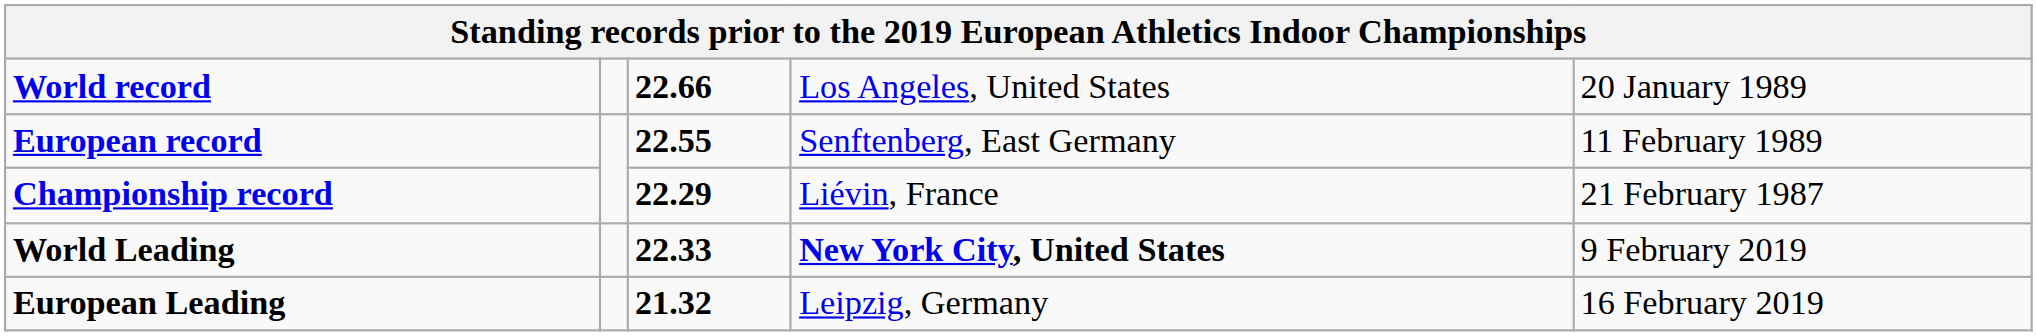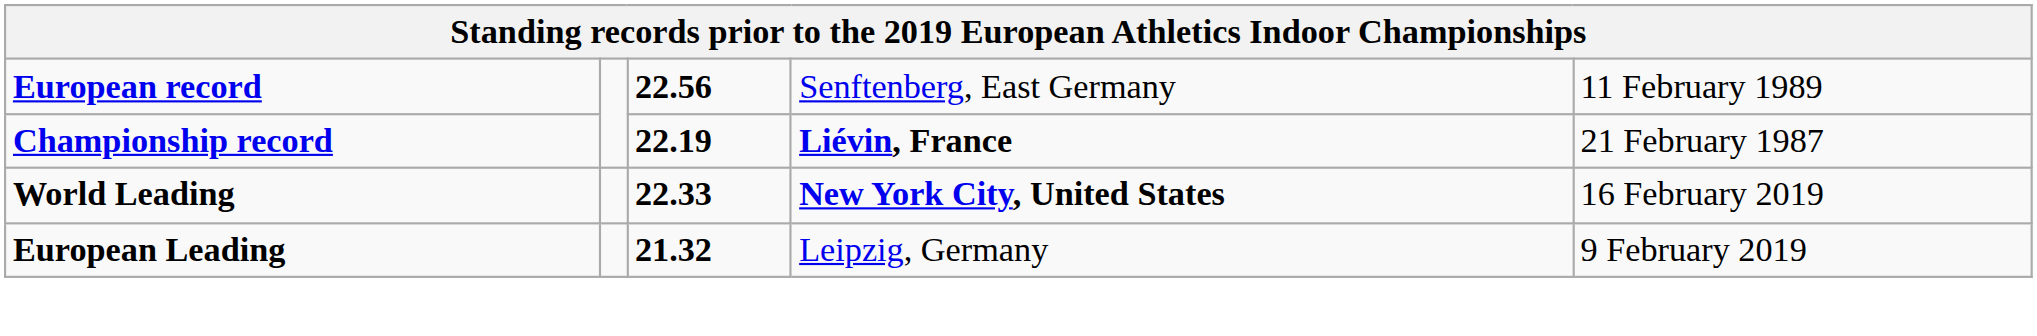- row: (112, 85)
(673, 140) 22.55 -> (673, 85) 22.56
(673, 194) 22.29 -> (673, 140) 22.19
(899, 194) normal -> (906, 140) bold
(1694, 248) 9 February 2019 -> (1702, 194) 16 February 2019
(1702, 303) 16 February 2019 -> (1694, 248) 9 February 2019
